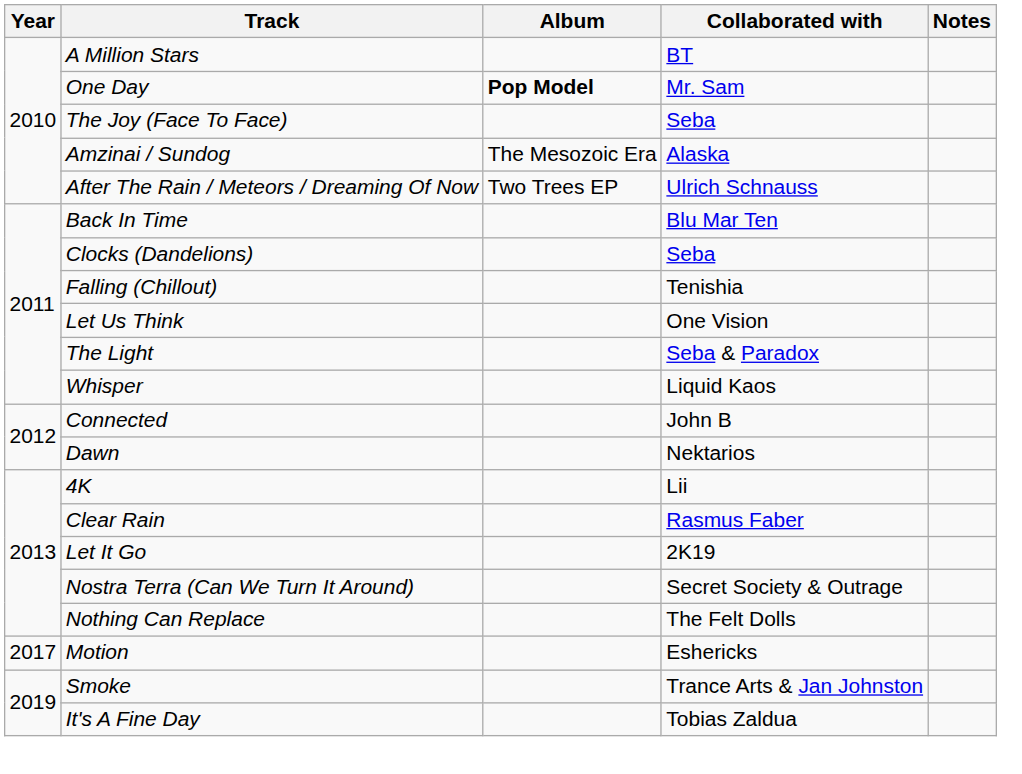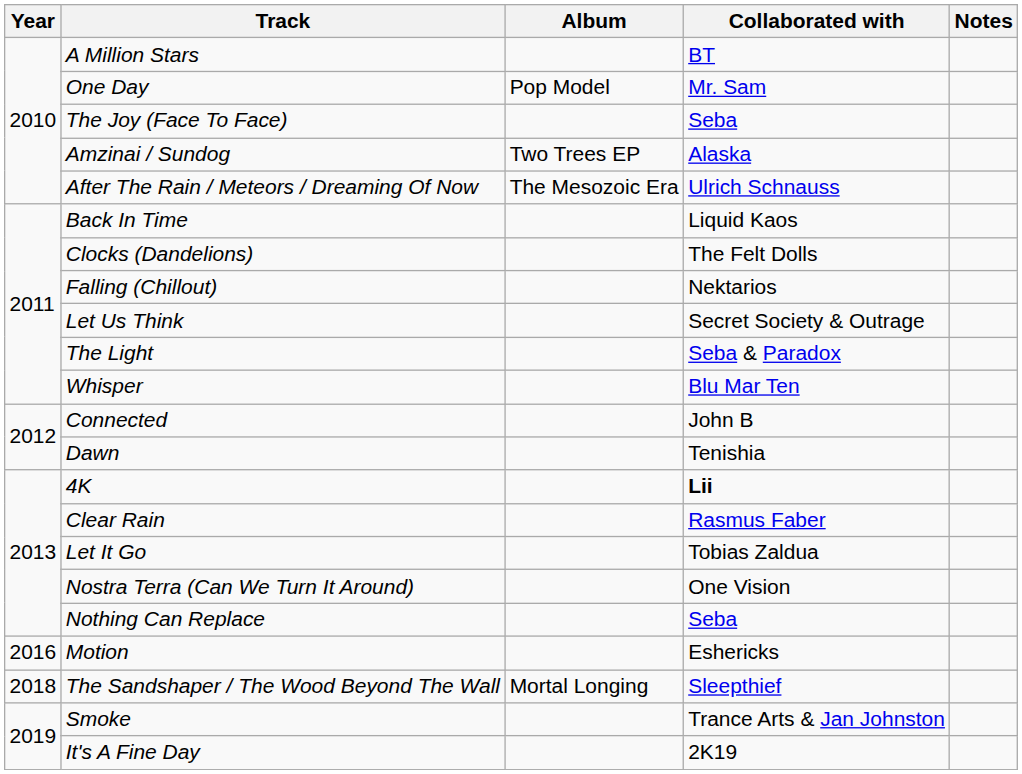(541, 87) bold -> (560, 87) normal
(572, 154) The Mesozoic Era -> (575, 154) Two Trees EP
(553, 187) Two Trees EP -> (594, 187) The Mesozoic Era
(722, 220) Blu Mar Ten -> (743, 220) Liquid Kaos
(691, 253) Seba -> (753, 253) The Felt Dolls
(705, 287) Tenishia -> (732, 287) Nektarios
(717, 320) One Vision -> (806, 320) Secret Society & Outrage
(721, 386) Liquid Kaos -> (744, 386) Blu Mar Ten
(711, 453) Nektarios -> (727, 453) Tenishia
(677, 486) normal -> (700, 486) bold
(691, 552) 2K19 -> (753, 552) Tobias Zaldua
(785, 586) Secret Society & Outrage -> (739, 586) One Vision
(731, 619) The Felt Dolls -> (713, 619) Seba
(33, 652) 2017 -> (33, 652) 2016
+ row: (283, 685)
(732, 719) Tobias Zaldua -> (713, 752) 2K19
